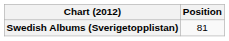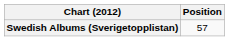(202, 28) 81 -> (202, 28) 57
